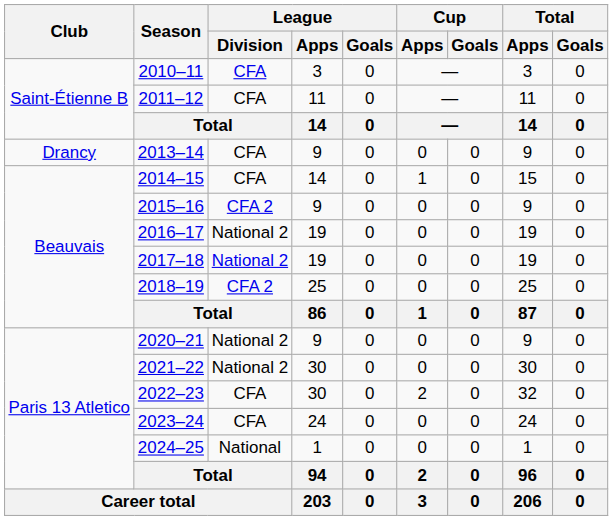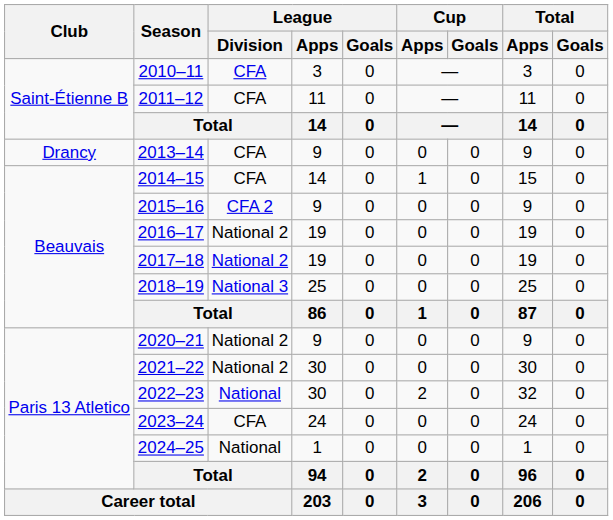(250, 286) CFA 2 -> (250, 286) National 3
(250, 394) CFA -> (250, 394) National
